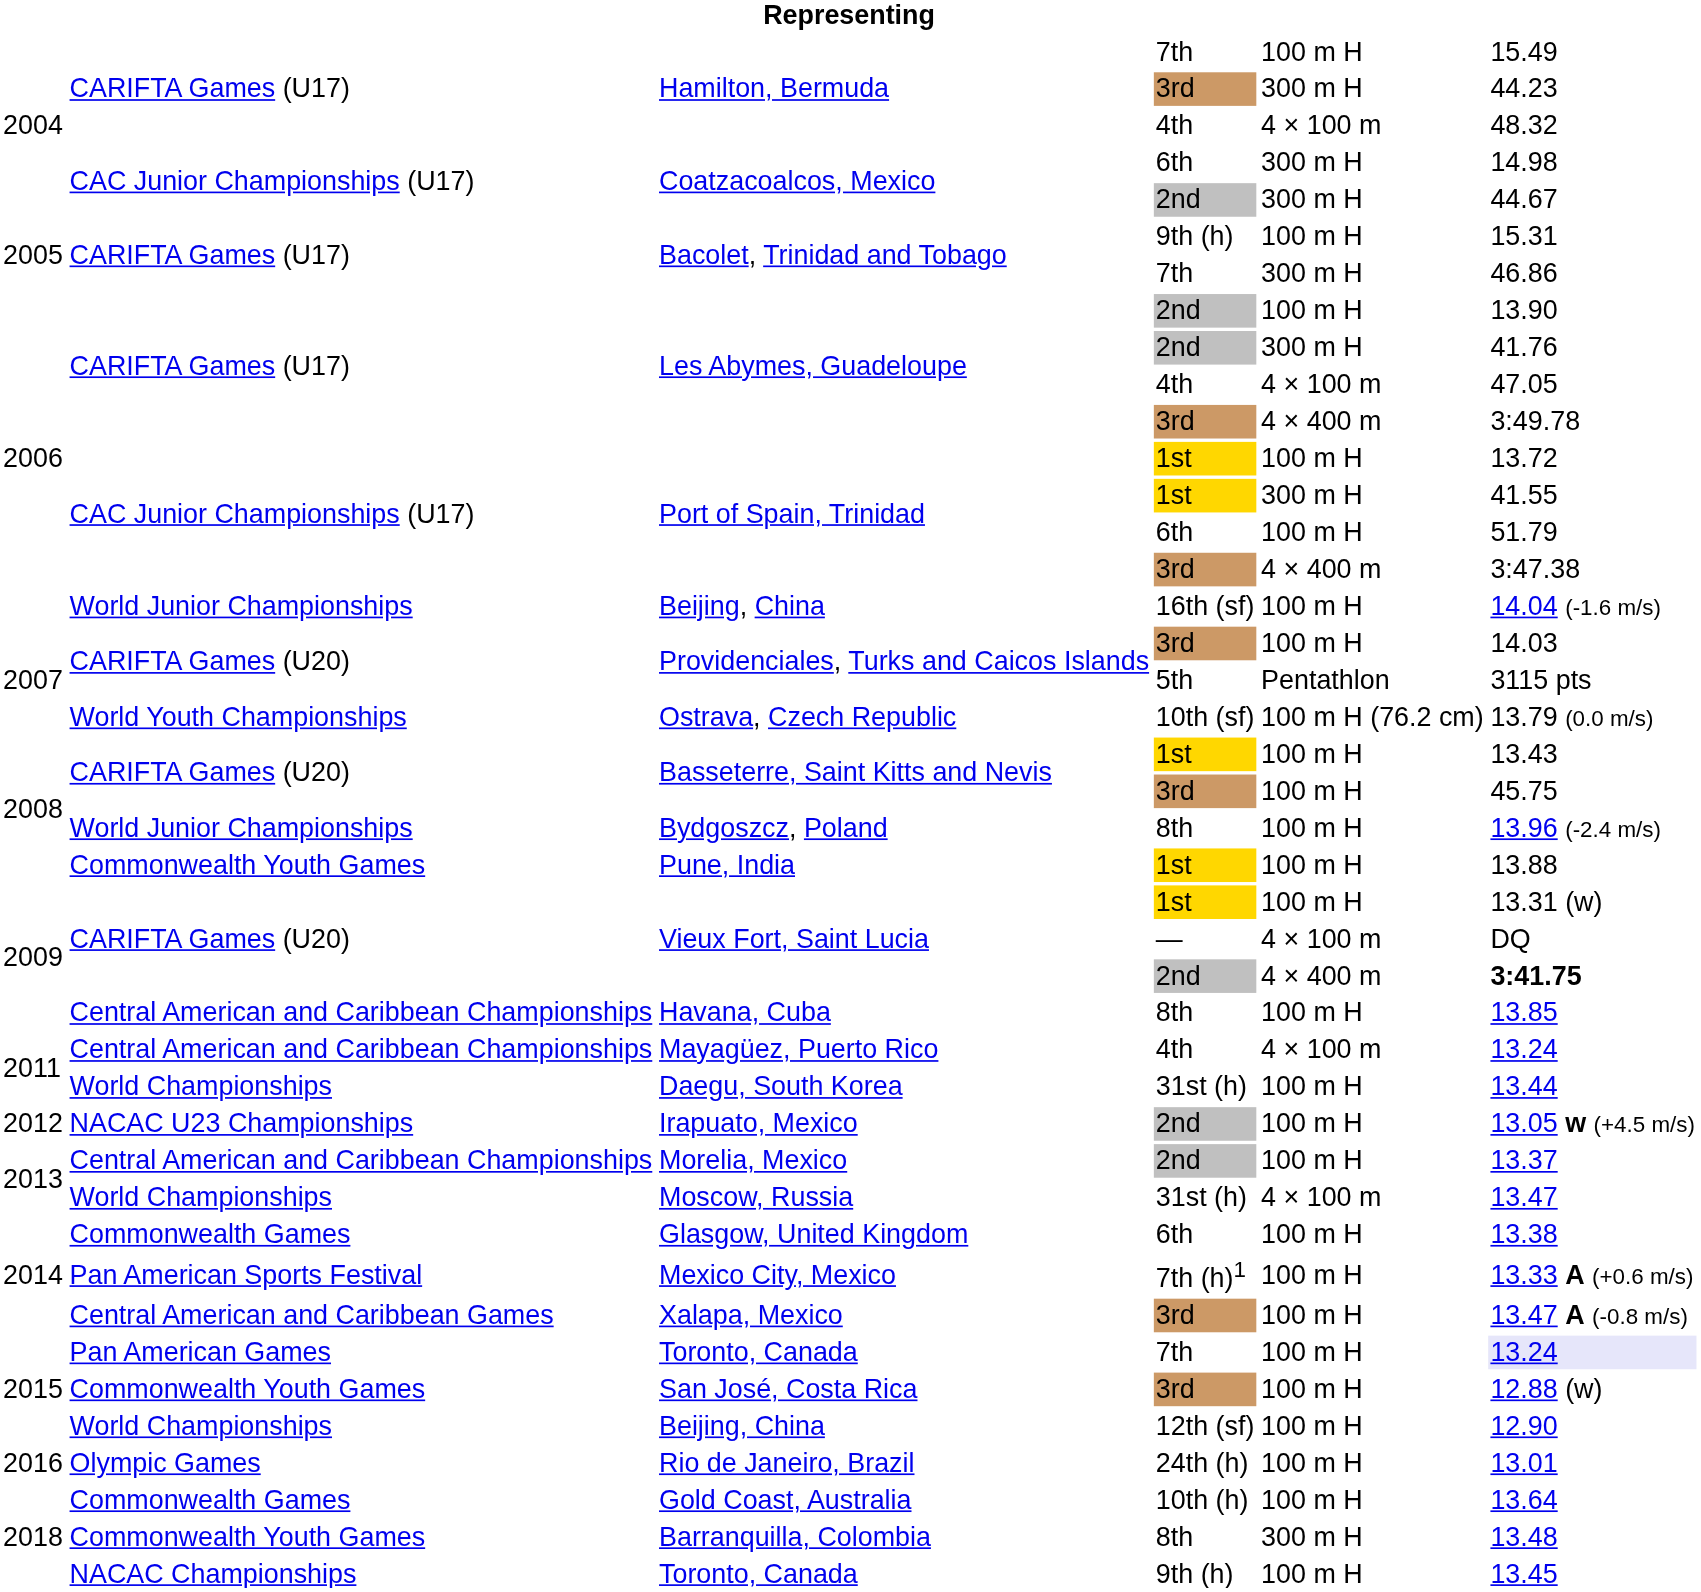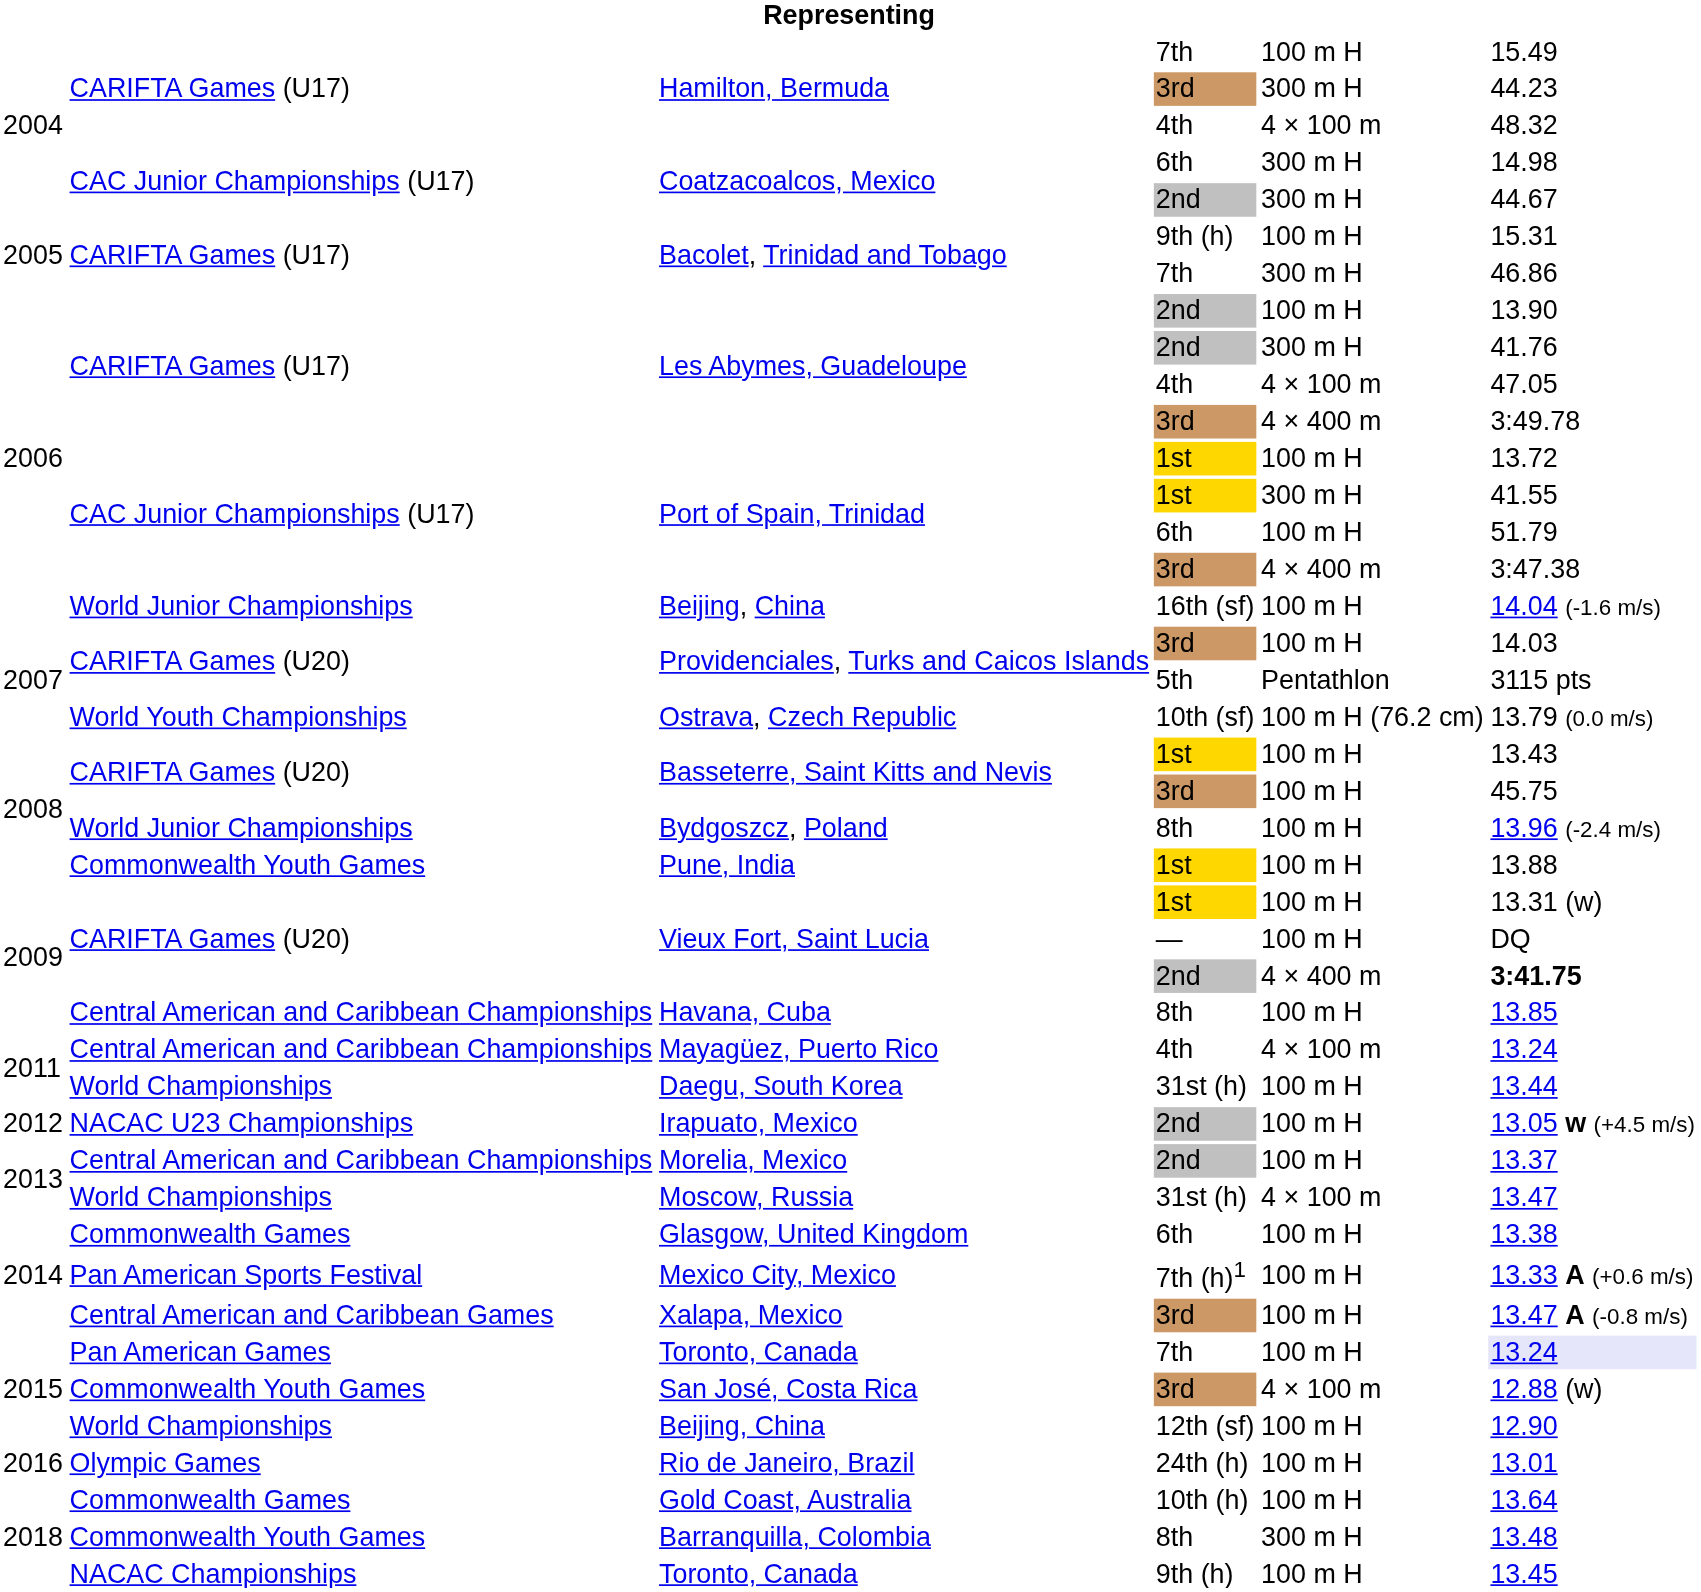(1321, 938) 4 × 100 m -> (1312, 938) 100 m H
(1312, 1389) 100 m H -> (1321, 1389) 4 × 100 m
